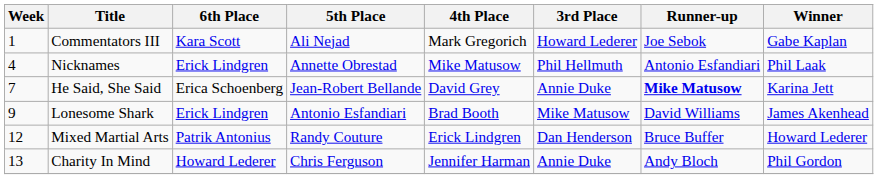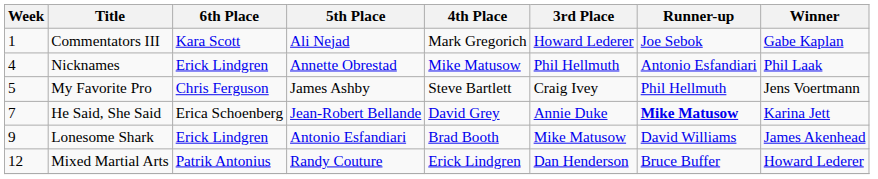+ row: (102, 88)
- row: (101, 161)
